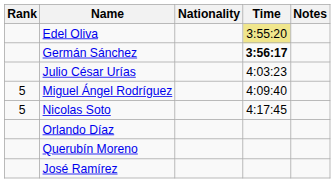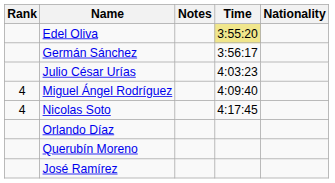columns swapped: (209, 14) <-> (310, 14)
(267, 53) bold -> (238, 53) normal
(22, 91) 5 -> (22, 91) 4
(22, 110) 5 -> (22, 110) 4
